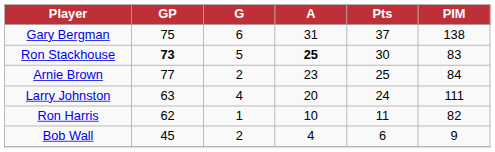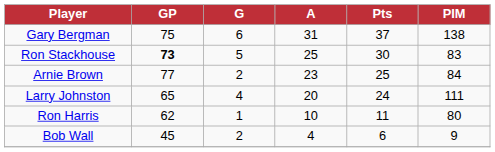(311, 55) bold -> (311, 55) normal
(168, 95) 63 -> (168, 95) 65
(454, 116) 82 -> (454, 116) 80
